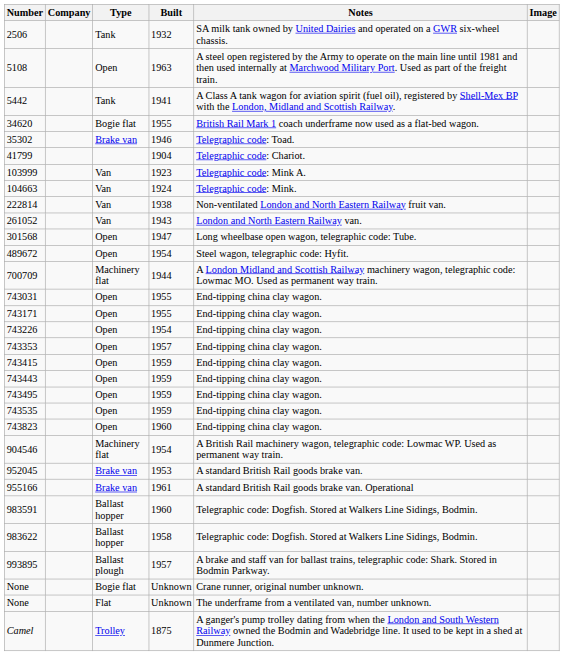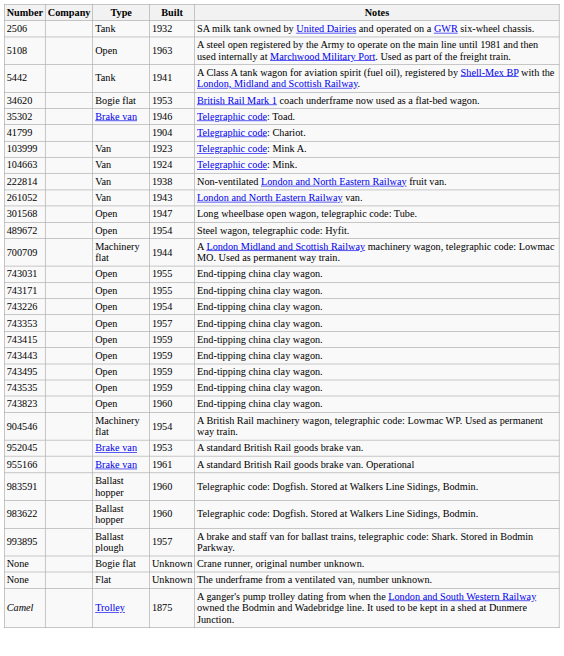- column: (543, 12)
(161, 123) 1955 -> (162, 100) 1953
(161, 537) 1958 -> (162, 514) 1960
